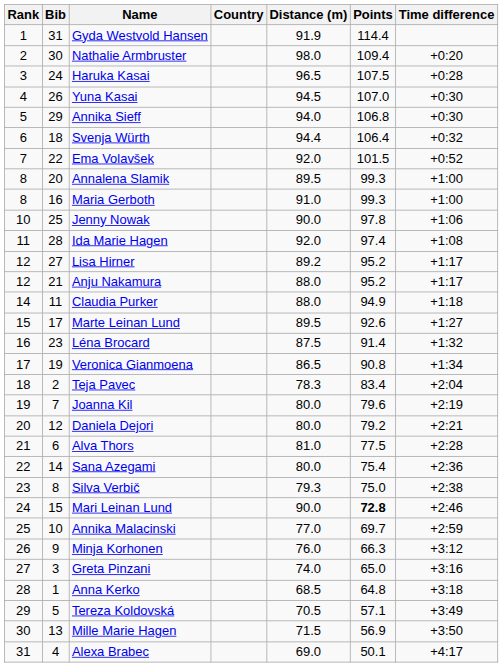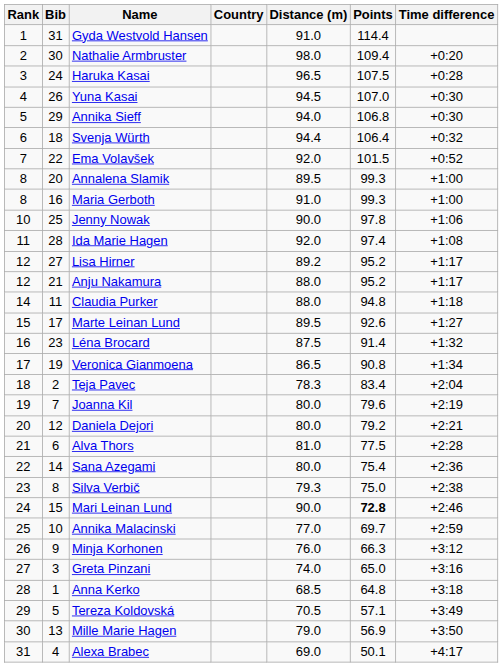(308, 35) 91.9 -> (308, 35) 91.0
(373, 302) 94.9 -> (373, 302) 94.8
(308, 631) 71.5 -> (308, 631) 79.0
